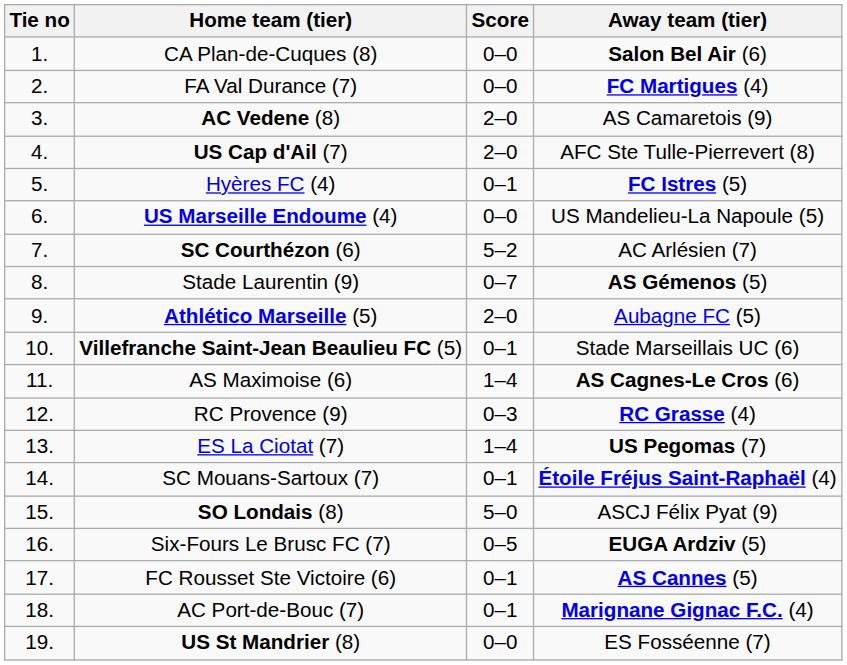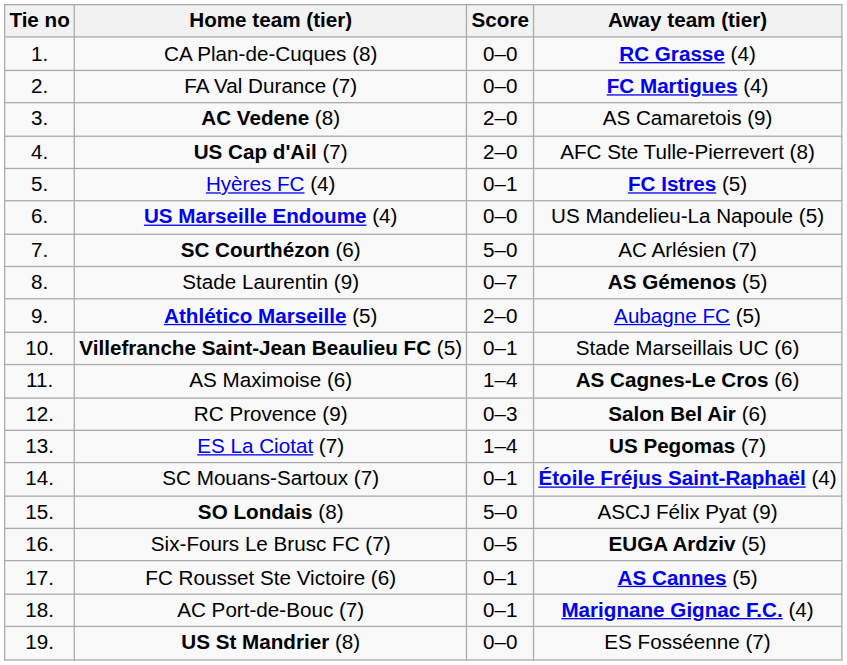(688, 53) Salon Bel Air (6) -> (688, 53) RC Grasse (4)
(500, 250) 5–2 -> (500, 250) 5–0
(688, 413) RC Grasse (4) -> (688, 413) Salon Bel Air (6)
